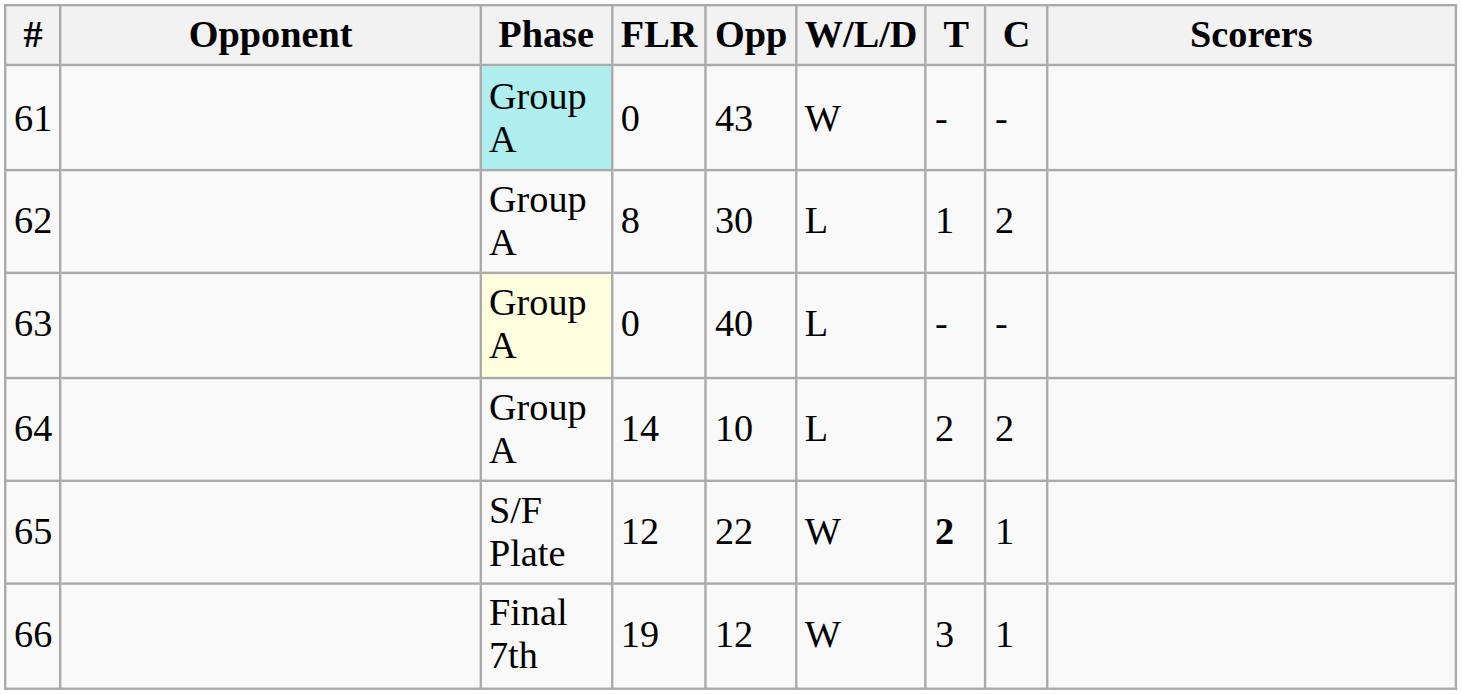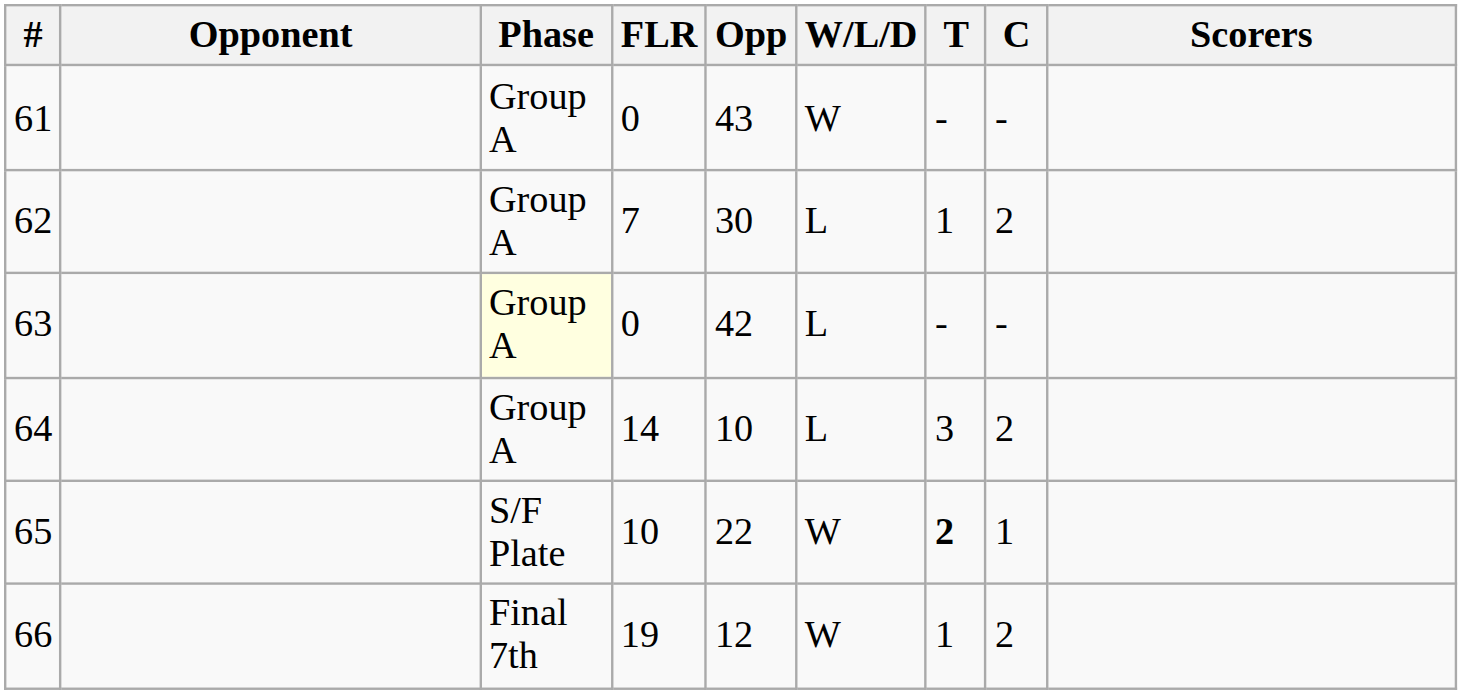(538, 116) paleturquoise background -> (538, 116) no background
(630, 220) 8 -> (630, 220) 7
(734, 324) 40 -> (734, 324) 42
(945, 427) 2 -> (945, 427) 3
(640, 531) 12 -> (640, 531) 10
(945, 635) 3 -> (945, 635) 1
(1005, 635) 1 -> (1005, 635) 2
